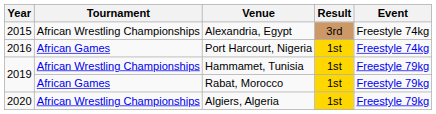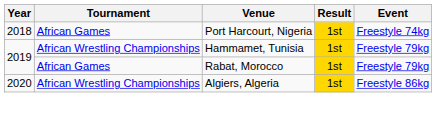- row: (248, 31)
(19, 48) 2016 -> (19, 31) 2018
(393, 101) Freestyle 79kg -> (393, 84) Freestyle 86kg
